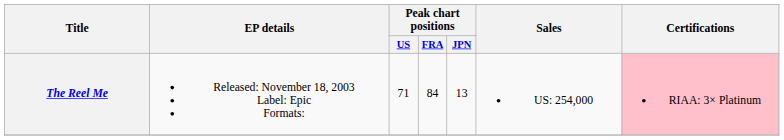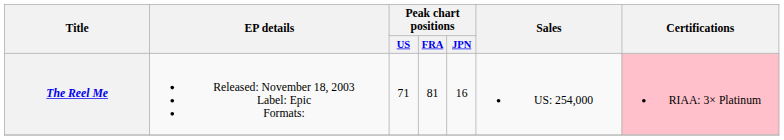(433, 94) 84 -> (433, 94) 81
(462, 94) 13 -> (462, 94) 16
